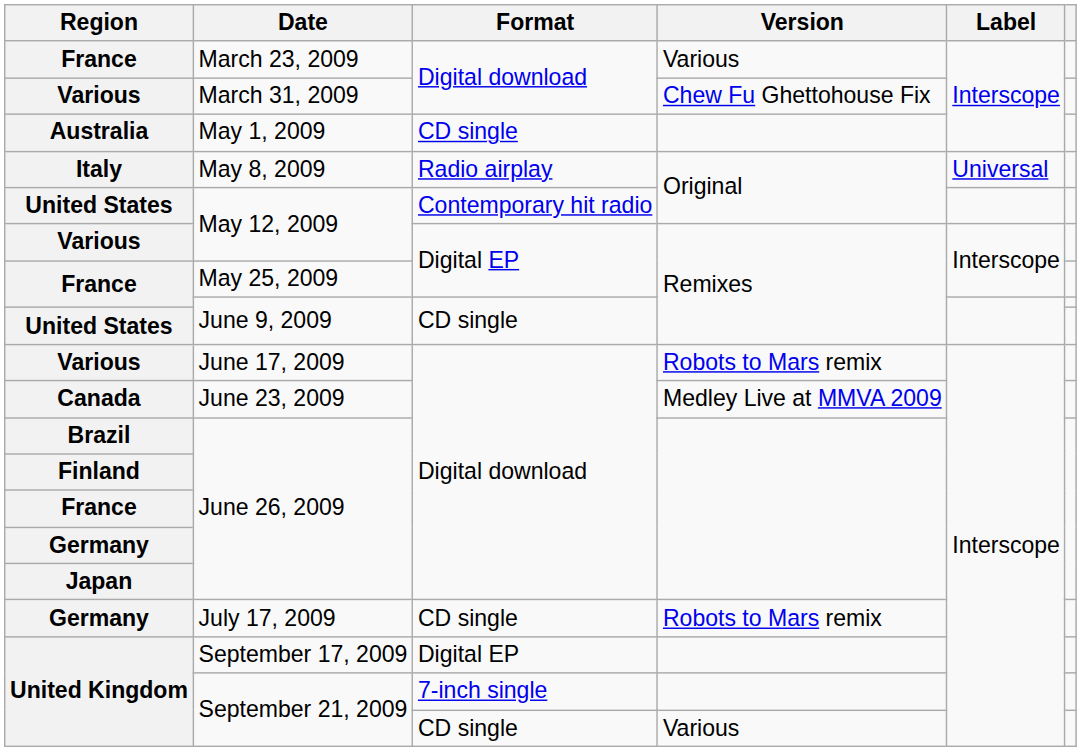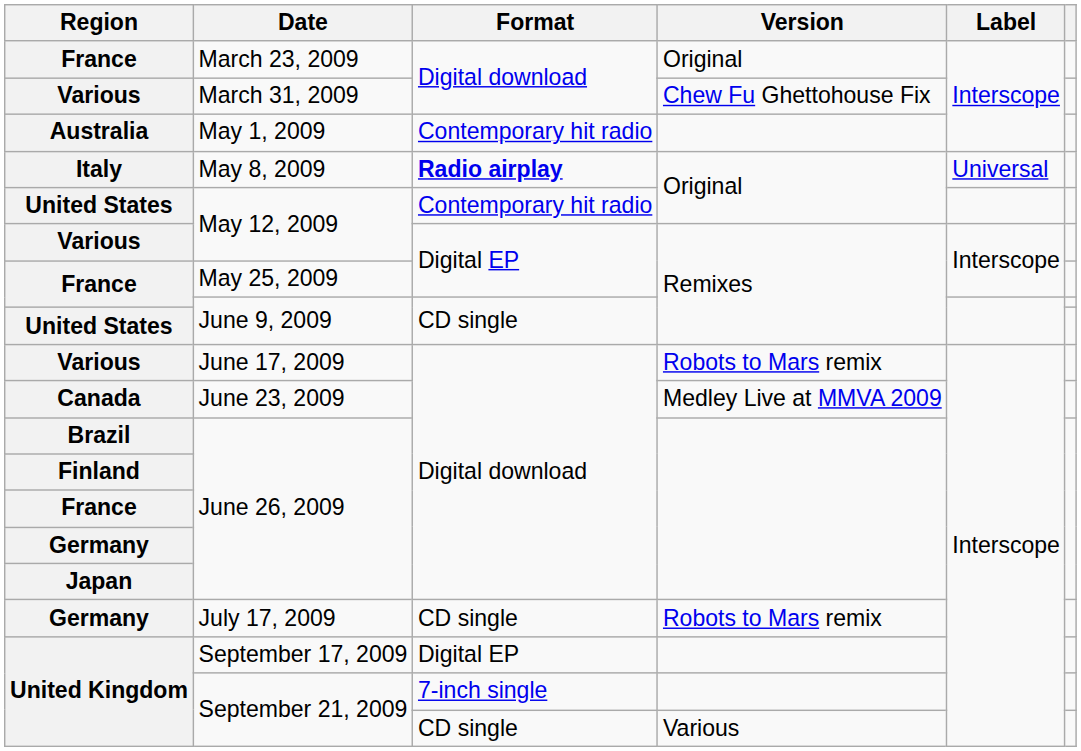(701, 59) Various -> (703, 59) Original
(468, 132) CD single -> (535, 132) Contemporary hit radio
(485, 168) normal -> (490, 168) bold
